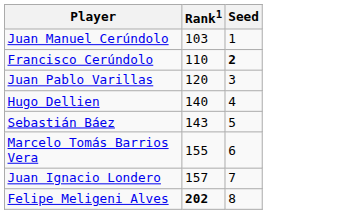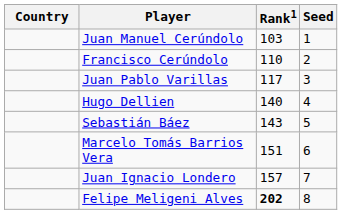+ column: (42, 16)
(232, 60) bold -> (307, 60) normal
(197, 80) 120 -> (271, 80) 117
(197, 150) 155 -> (271, 150) 151
